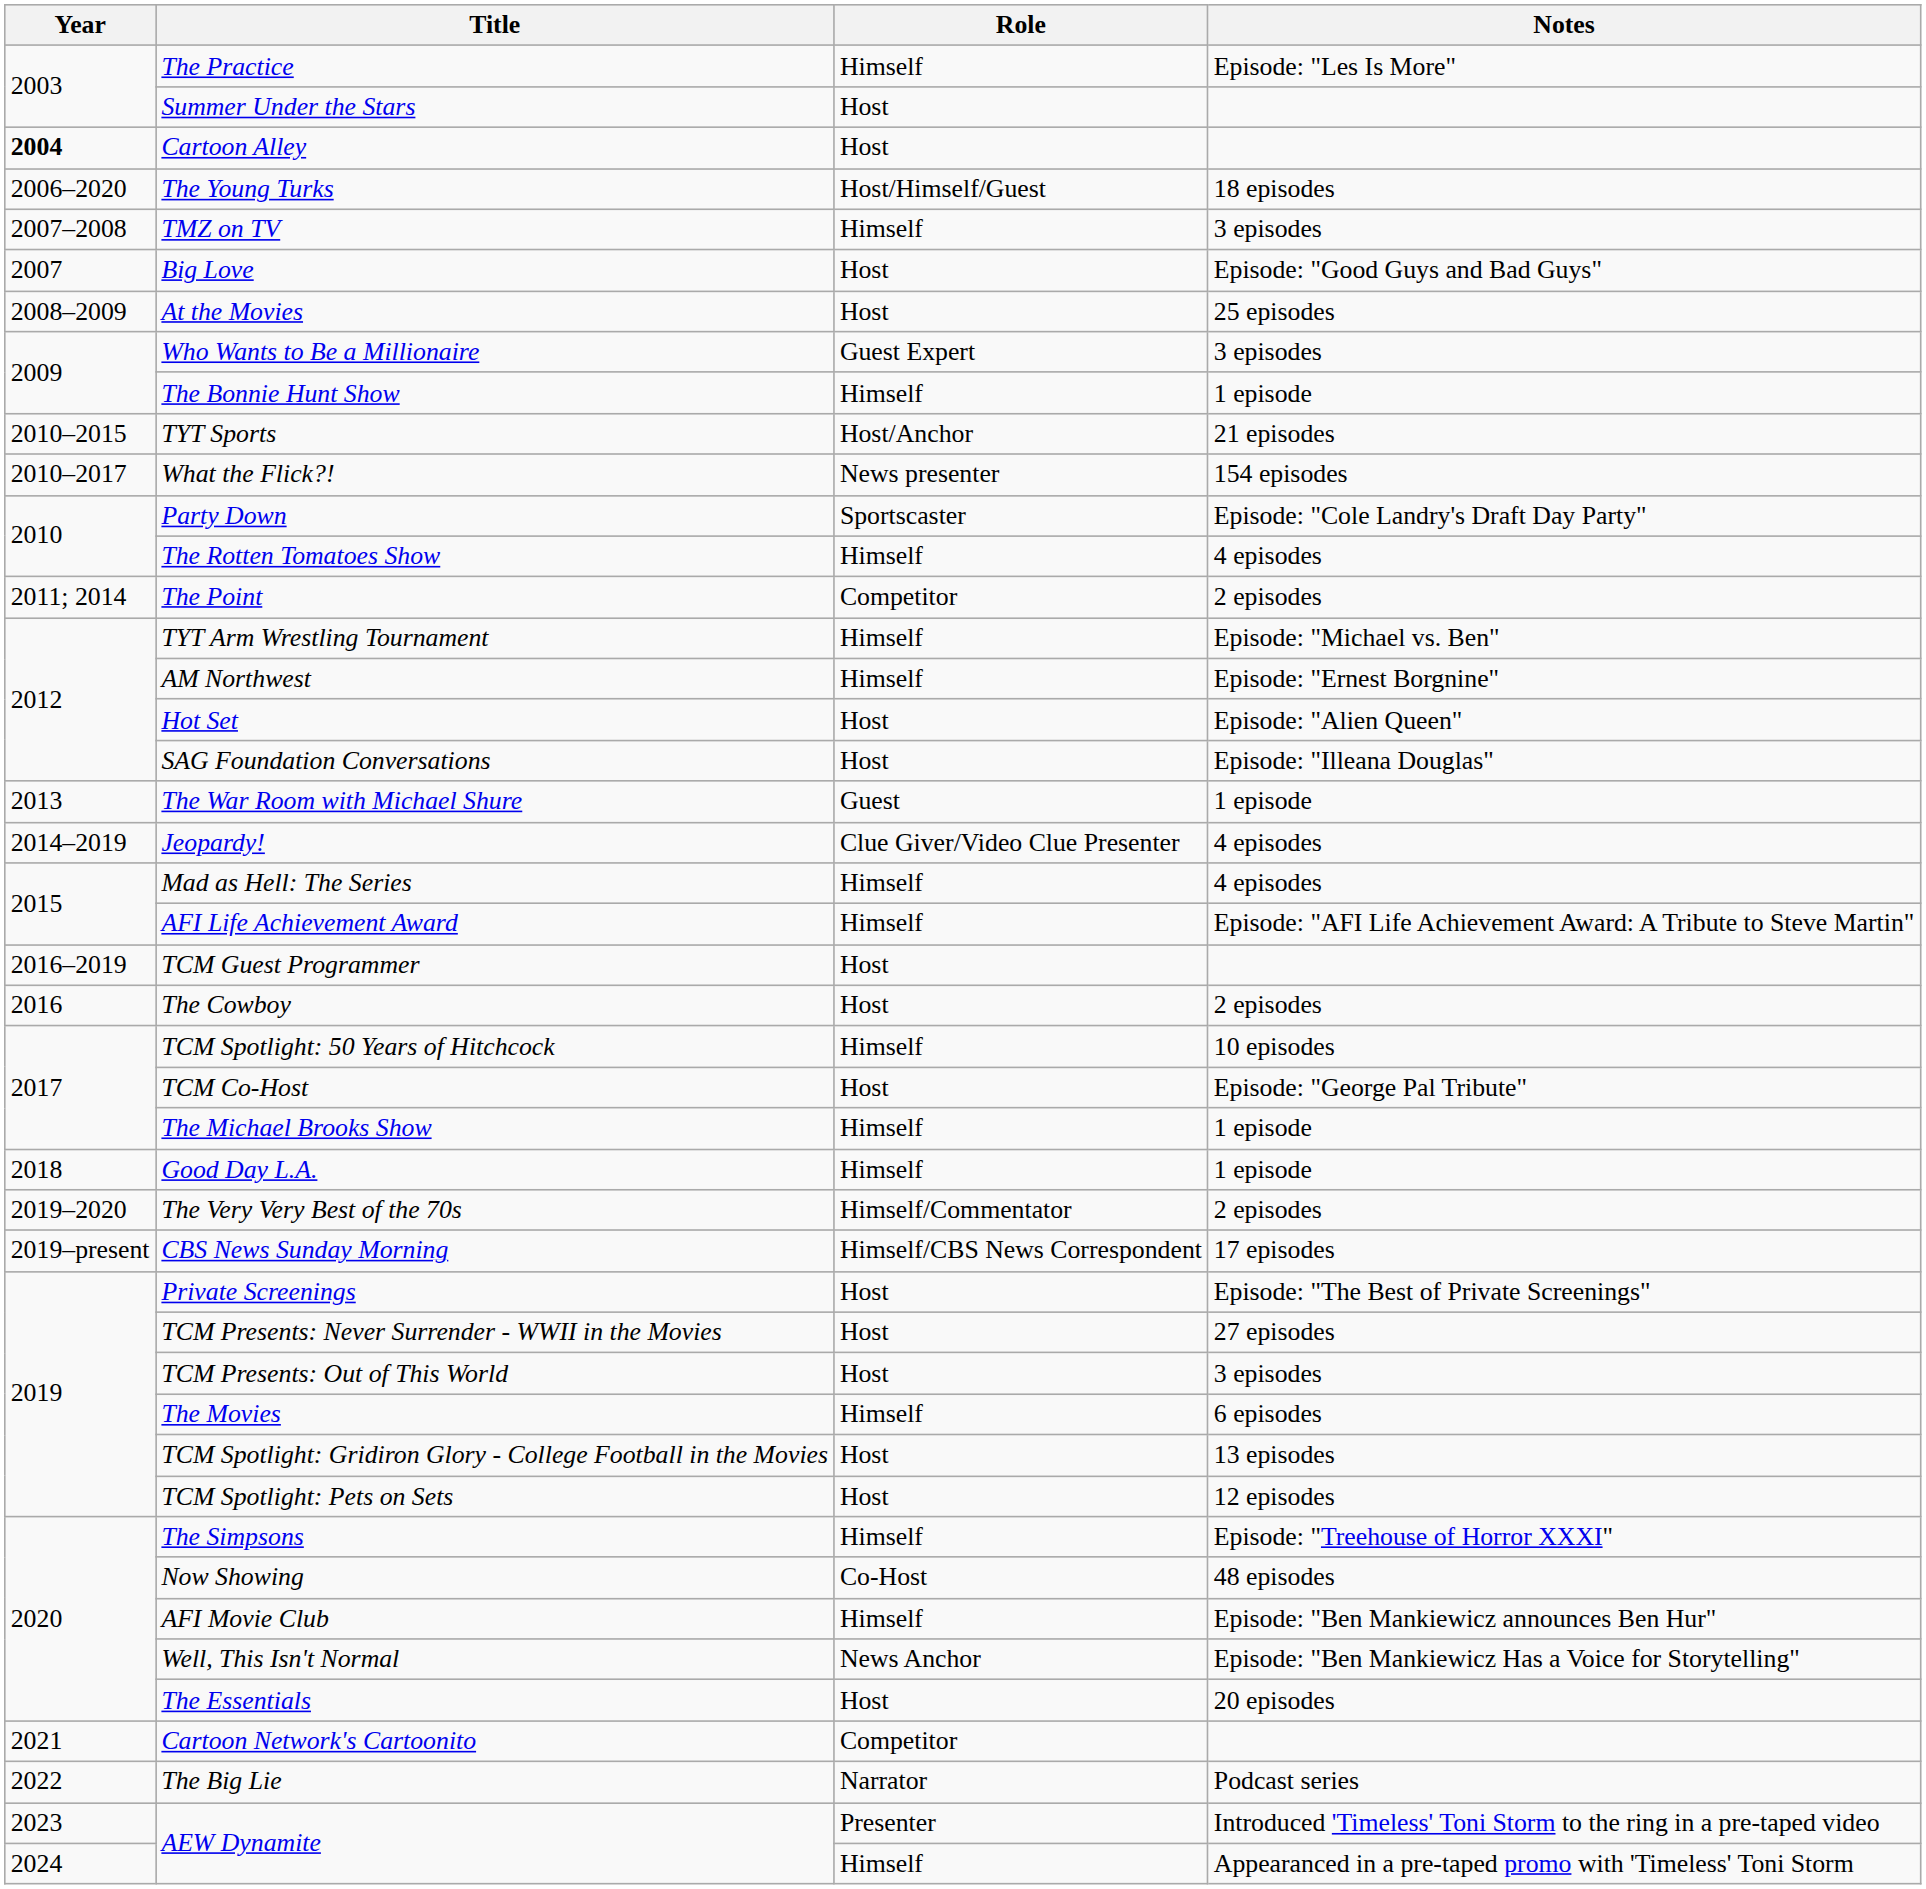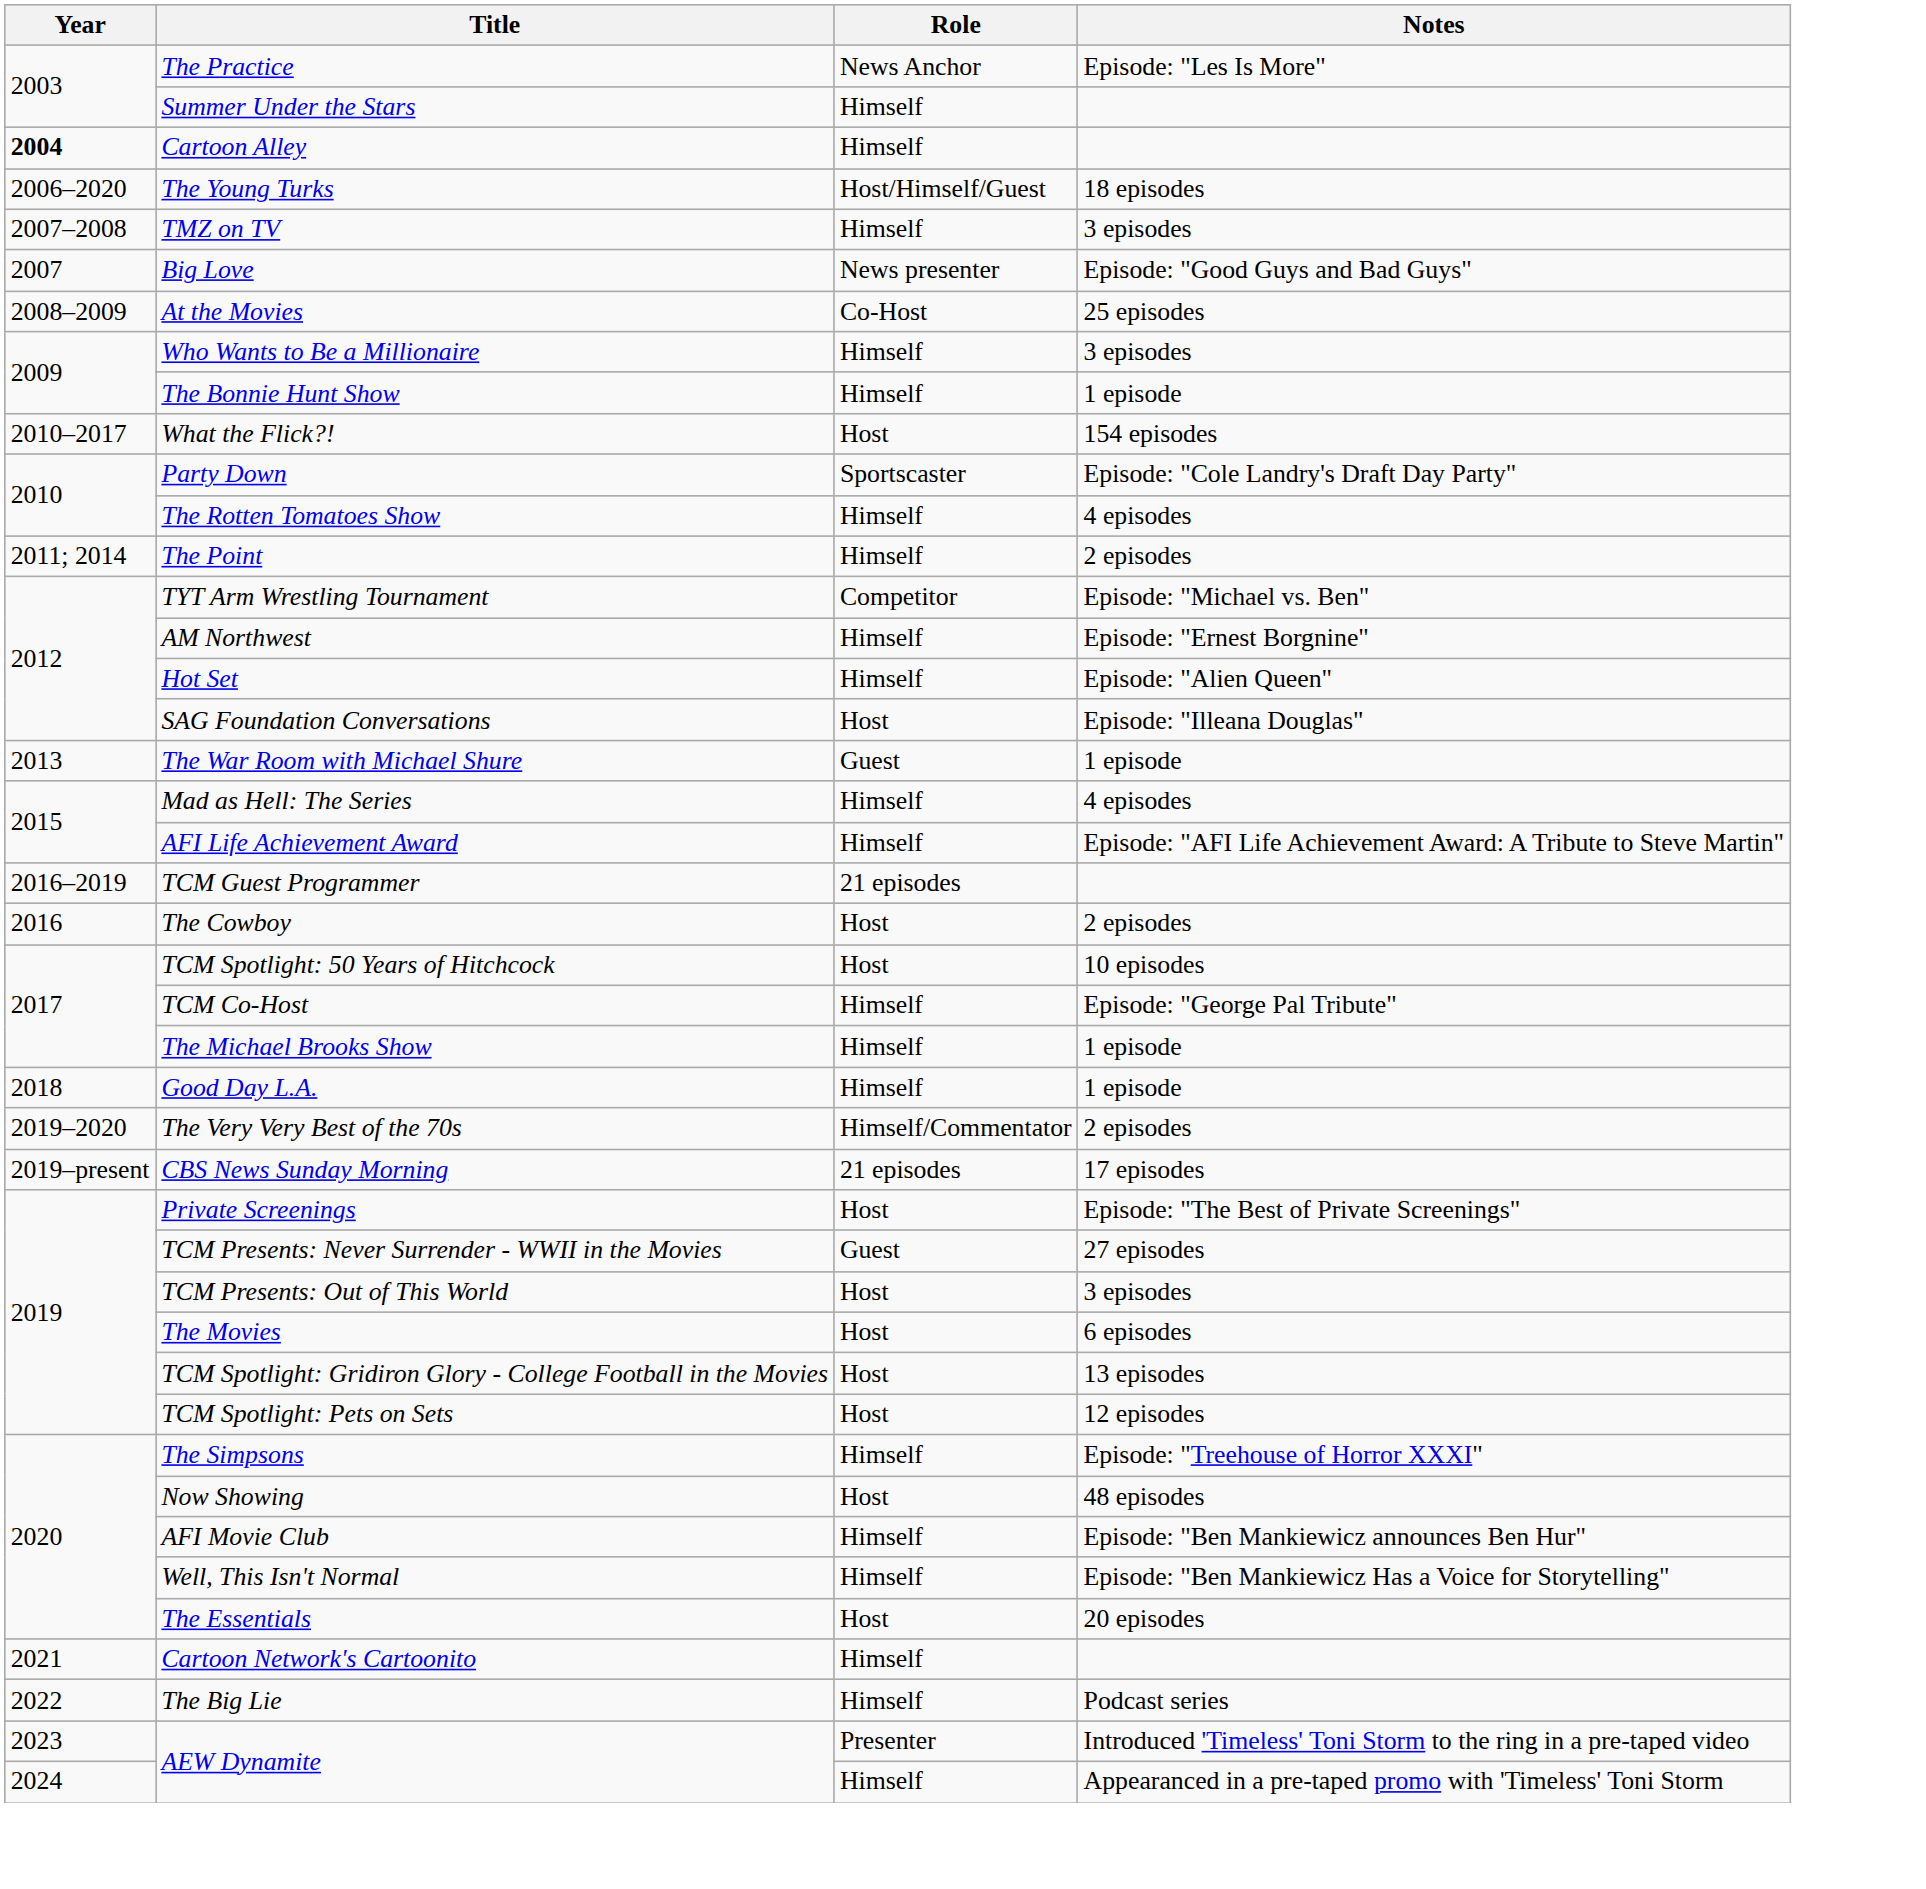(881, 65) Himself -> (910, 65) News Anchor
(864, 106) Host -> (881, 106) Himself
(864, 147) Host -> (881, 147) Himself
(864, 270) Host -> (920, 270) News presenter
(864, 310) Host -> (884, 310) Co-Host
(907, 351) Guest Expert -> (881, 351) Himself
- row: (219, 433)
(920, 474) News presenter -> (864, 433) Host
(899, 596) Competitor -> (881, 556) Himself
(881, 637) Himself -> (899, 596) Competitor
(864, 719) Host -> (881, 678) Himself
- row: (213, 842)
(864, 964) Host -> (900, 882) 21 episodes
(881, 1046) Himself -> (864, 964) Host
(864, 1087) Host -> (881, 1005) Himself
(1021, 1250) Himself/CBS News Correspondent -> (900, 1168) 21 episodes
(864, 1332) Host -> (870, 1250) Guest
(881, 1413) Himself -> (864, 1332) Host
(884, 1577) Co-Host -> (864, 1495) Host
(910, 1659) News Anchor -> (881, 1577) Himself
(899, 1740) Competitor -> (881, 1659) Himself
(884, 1781) Narrator -> (881, 1699) Himself
